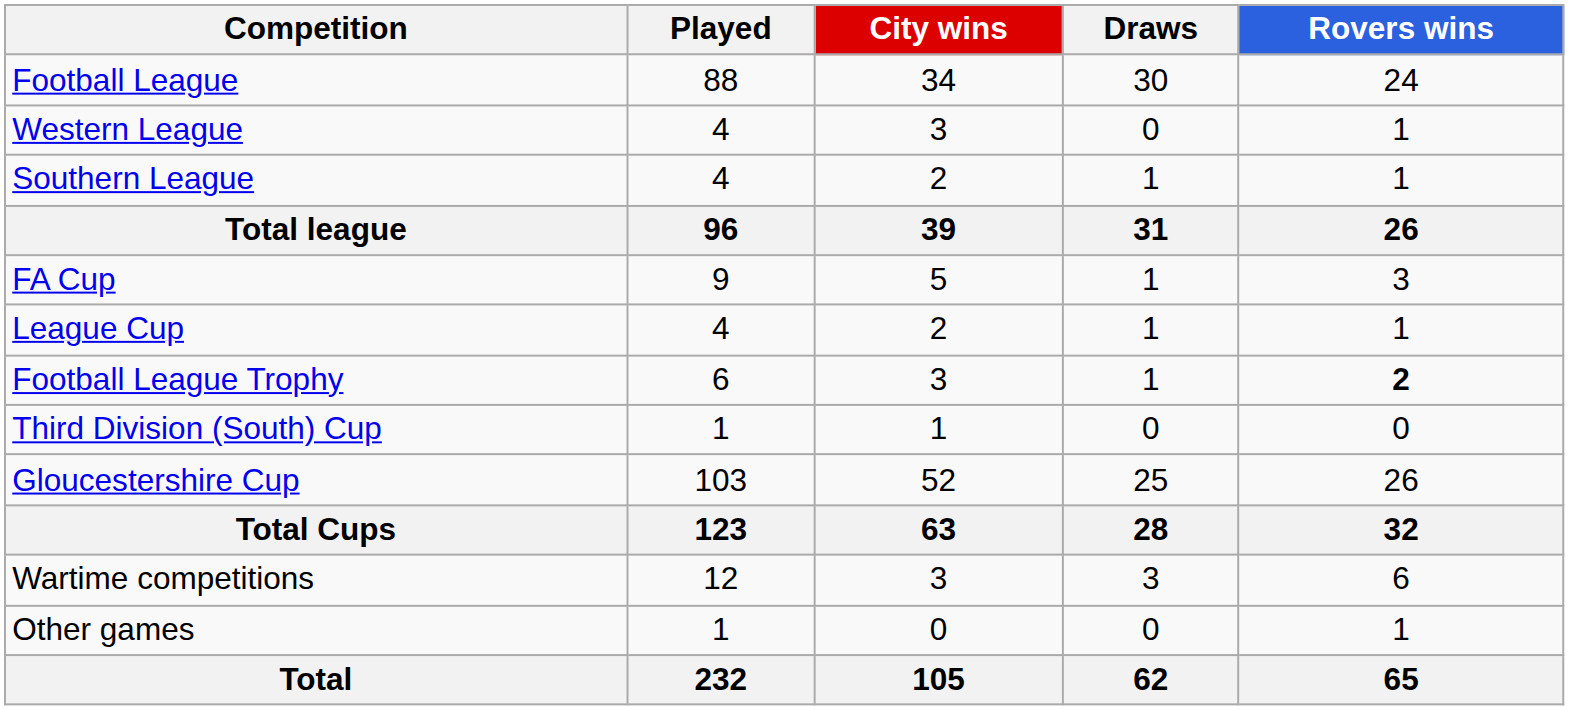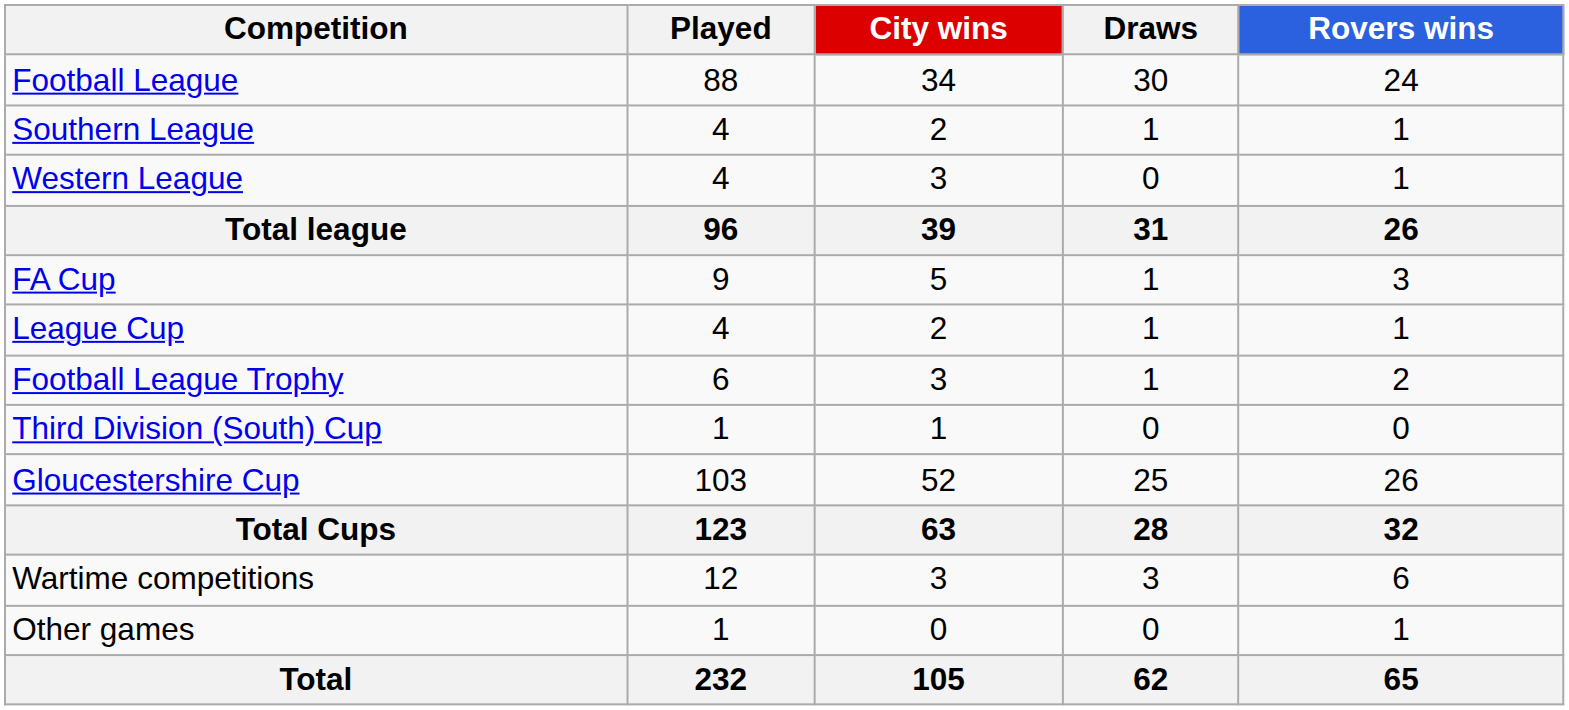rows swapped: (133, 179) <-> (128, 129)
(1401, 379) bold -> (1401, 379) normal
